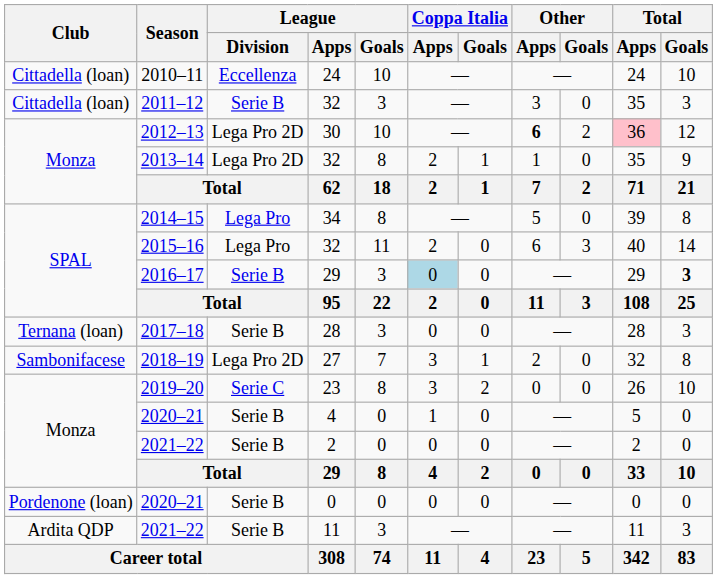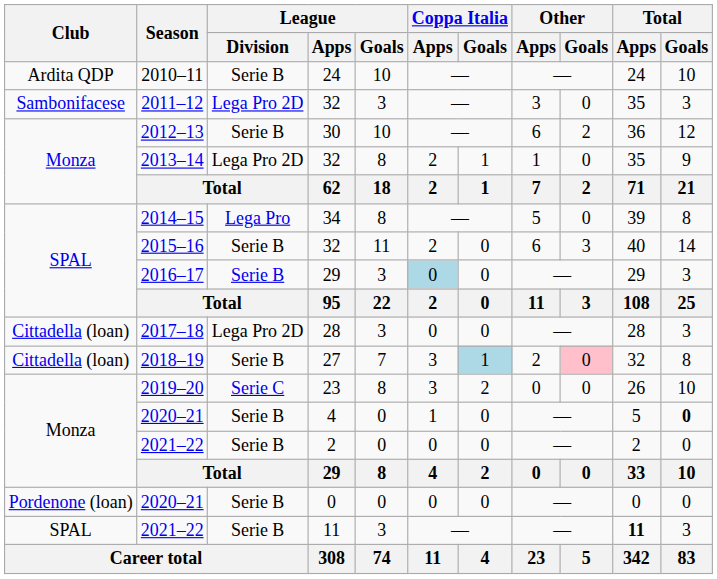(71, 75) Cittadella (loan) -> (71, 75) Ardita QDP
(258, 75) Eccellenza -> (258, 75) Serie B
(71, 103) Cittadella (loan) -> (71, 103) Sambonifacese
(258, 103) Serie B -> (258, 103) Lega Pro 2D
(258, 132) Lega Pro 2D -> (258, 132) Serie B
(536, 132) bold -> (536, 132) normal
(636, 132) pink background -> (636, 132) no background
(258, 246) Lega Pro -> (258, 246) Serie B
(686, 274) bold -> (686, 274) normal
(71, 331) Ternana (loan) -> (71, 331) Cittadella (loan)
(258, 331) Serie B -> (258, 331) Lega Pro 2D
(71, 359) Sambonifacese -> (71, 359) Cittadella (loan)
(258, 359) Lega Pro 2D -> (258, 359) Serie B
(485, 359) no background -> (485, 359) lightblue background
(586, 359) no background -> (586, 359) pink background
(686, 416) normal -> (686, 416) bold
(71, 530) Ardita QDP -> (71, 530) SPAL
(636, 530) normal -> (636, 530) bold
